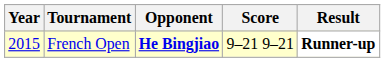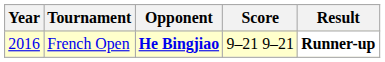(24, 44) 2015 -> (24, 44) 2016
